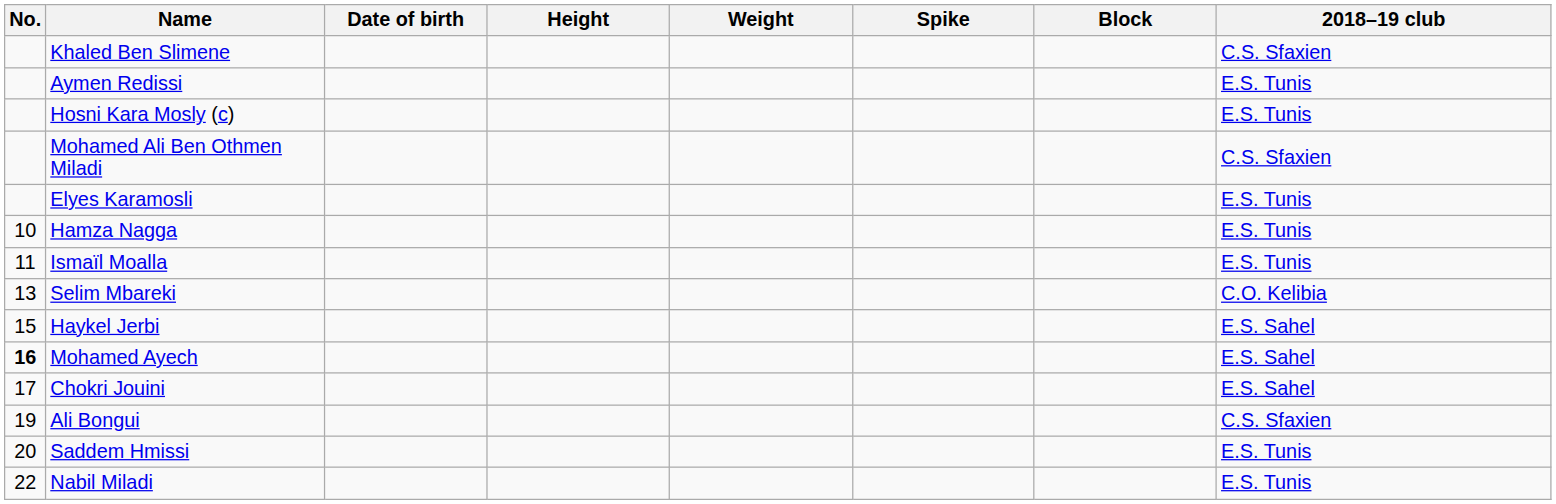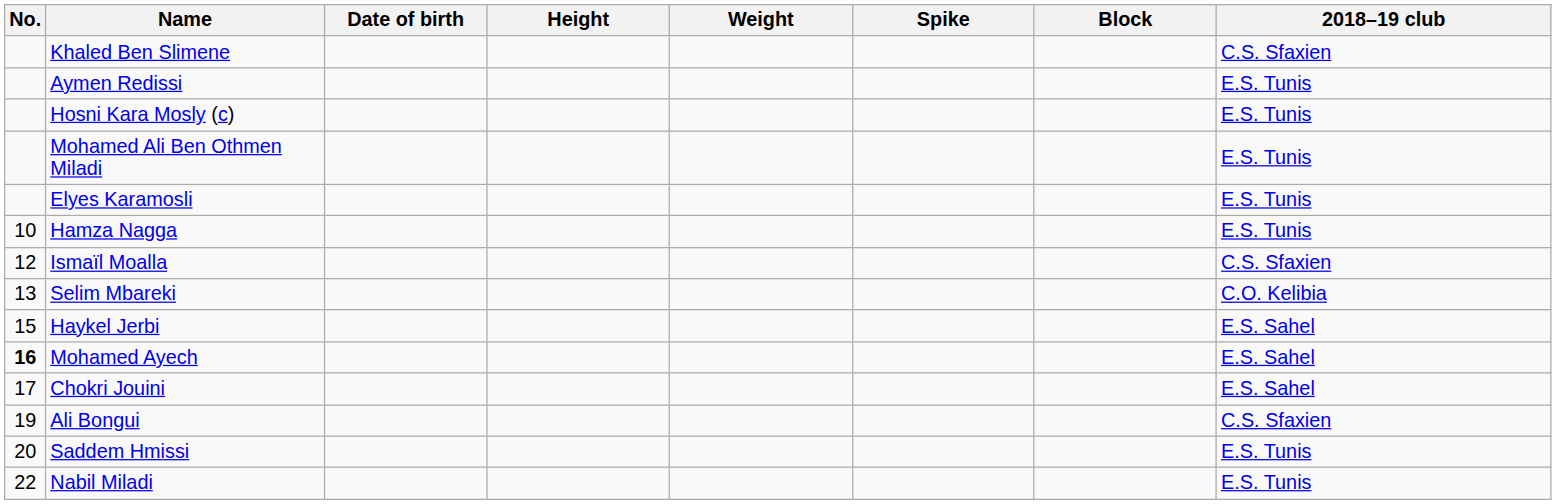(1276, 157) C.S. Sfaxien -> (1266, 157) E.S. Tunis
(25, 262) 11 -> (25, 262) 12
(1266, 262) E.S. Tunis -> (1276, 262) C.S. Sfaxien
